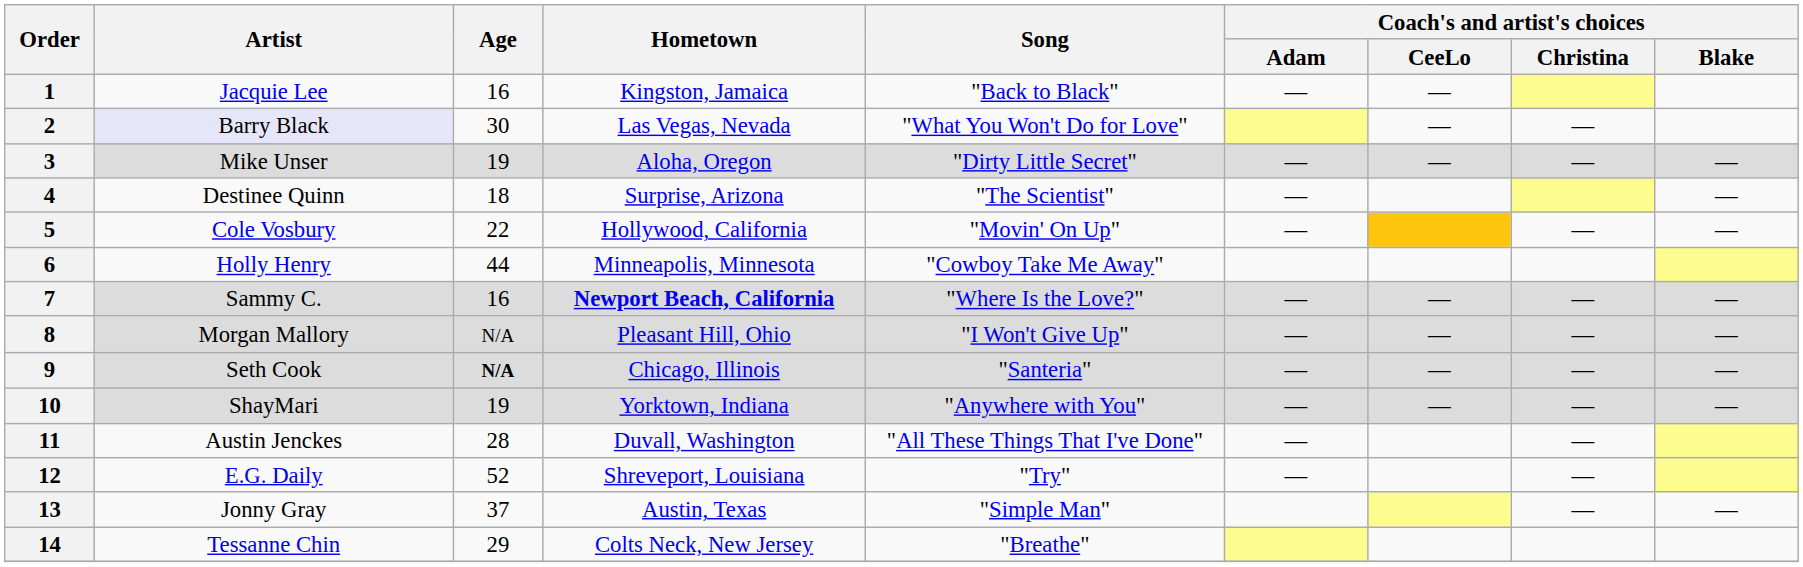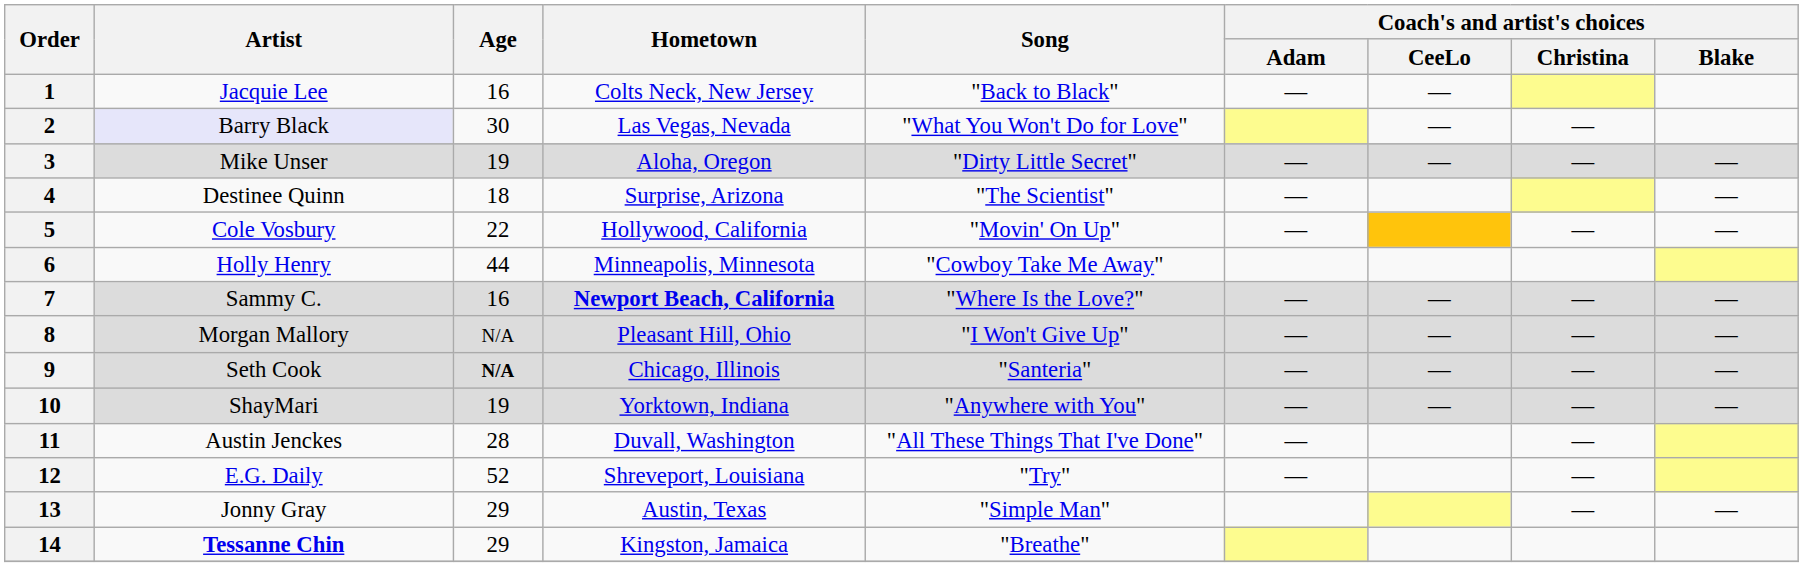(704, 91) Kingston, Jamaica -> (704, 91) Colts Neck, New Jersey
(498, 509) 37 -> (498, 509) 29
(274, 544) normal -> (274, 544) bold
(704, 544) Colts Neck, New Jersey -> (704, 544) Kingston, Jamaica
